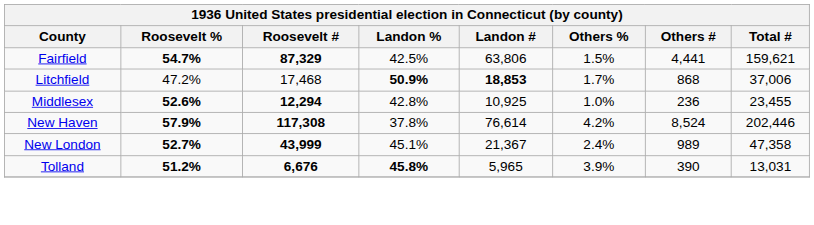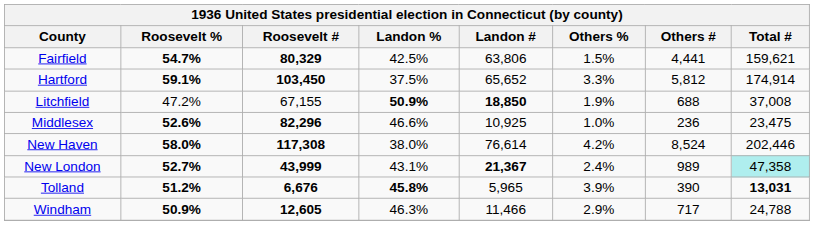(301, 58) 87,329 -> (301, 58) 80,329
+ row: (62, 79)
(301, 79) 17,468 -> (301, 101) 67,155
(506, 79) 18,853 -> (506, 101) 18,850
(599, 79) 1.7% -> (599, 101) 1.9%
(688, 79) 868 -> (688, 101) 688
(770, 79) 37,006 -> (770, 101) 37,008
(301, 101) 12,294 -> (301, 123) 82,296
(409, 101) 42.8% -> (409, 123) 46.6%
(770, 101) 23,455 -> (770, 123) 23,475
(182, 123) 57.9% -> (182, 144) 58.0%
(409, 123) 37.8% -> (409, 144) 38.0%
(409, 144) 45.1% -> (409, 166) 43.1%
(506, 144) normal -> (506, 166) bold
(770, 144) no background -> (770, 166) paleturquoise background
(770, 166) normal -> (770, 187) bold
+ row: (62, 209)
